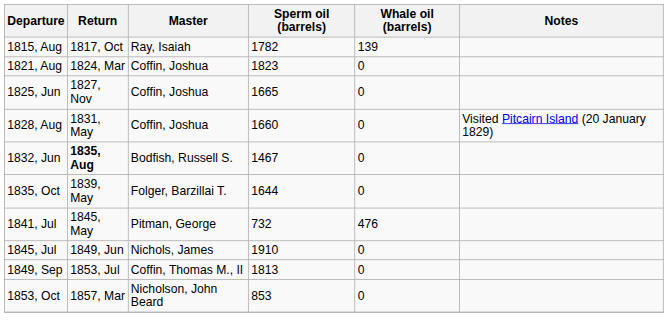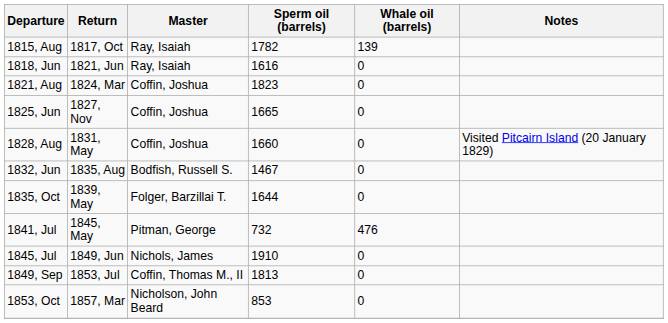+ row: (34, 66)
(85, 158) bold -> (98, 170) normal
